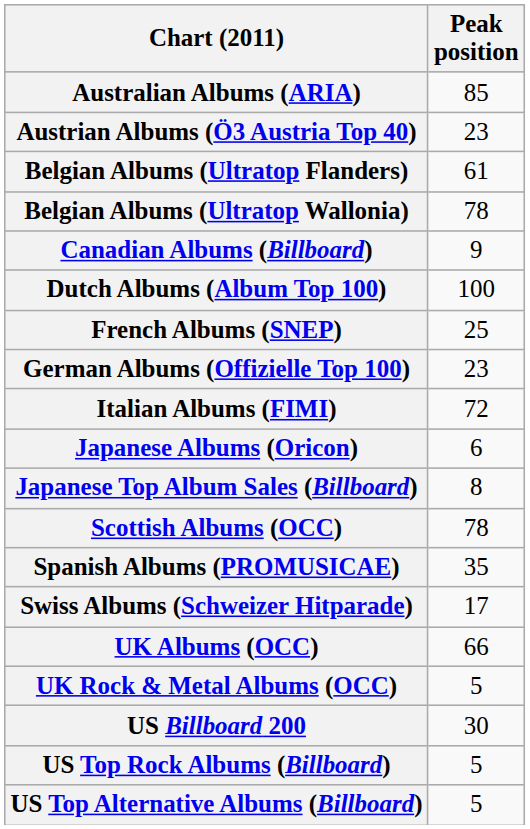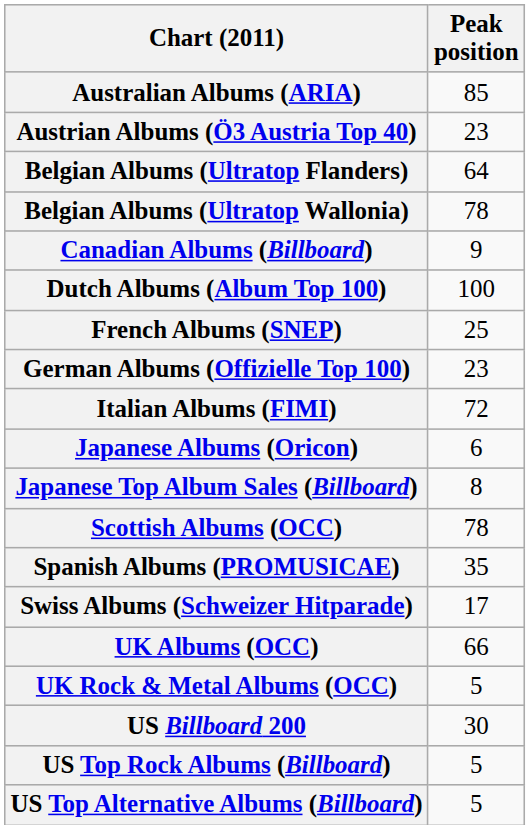(476, 171) 61 -> (476, 171) 64
